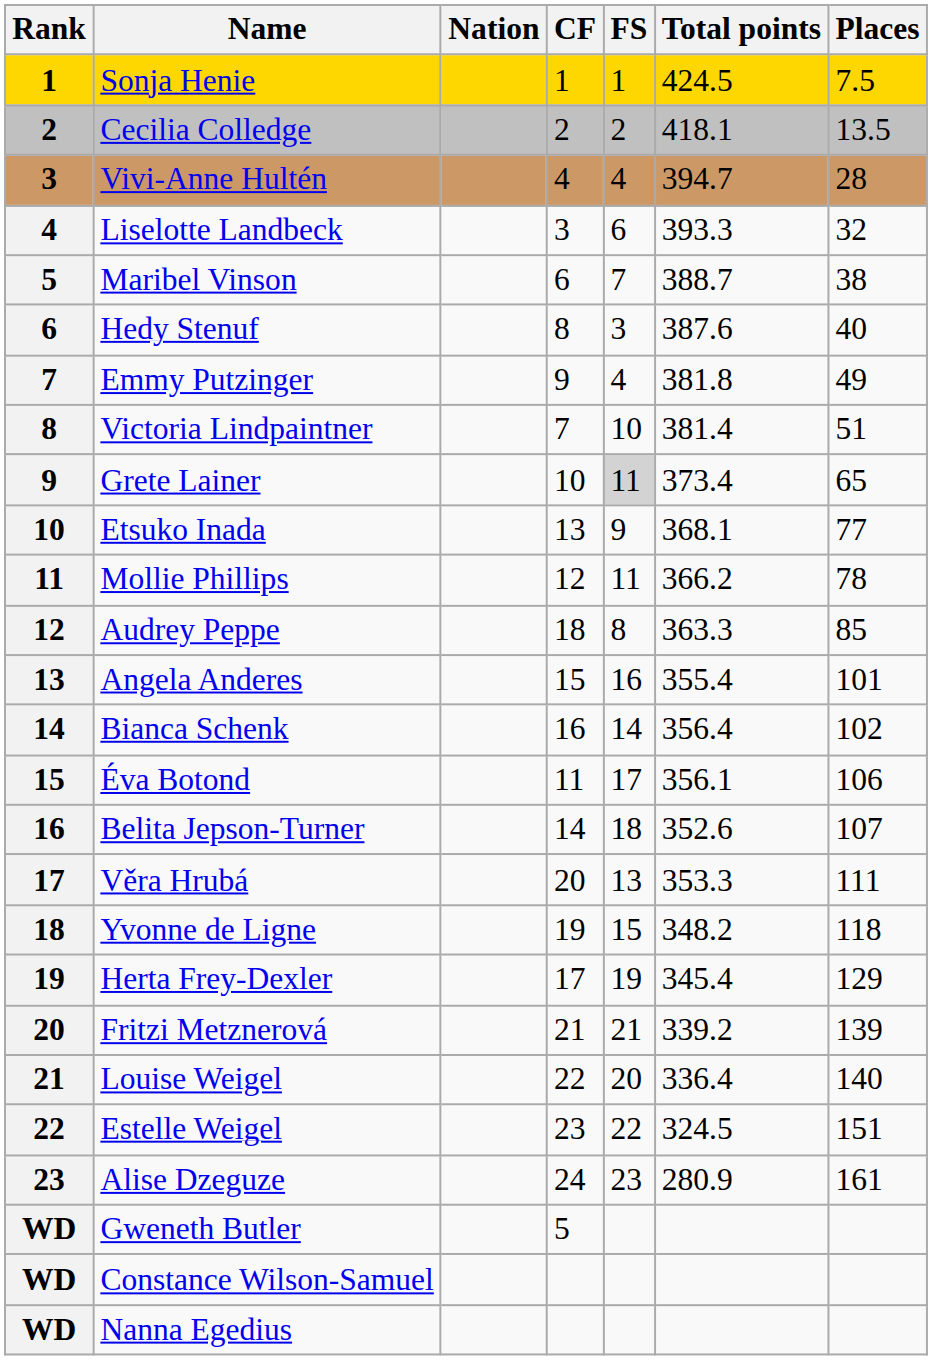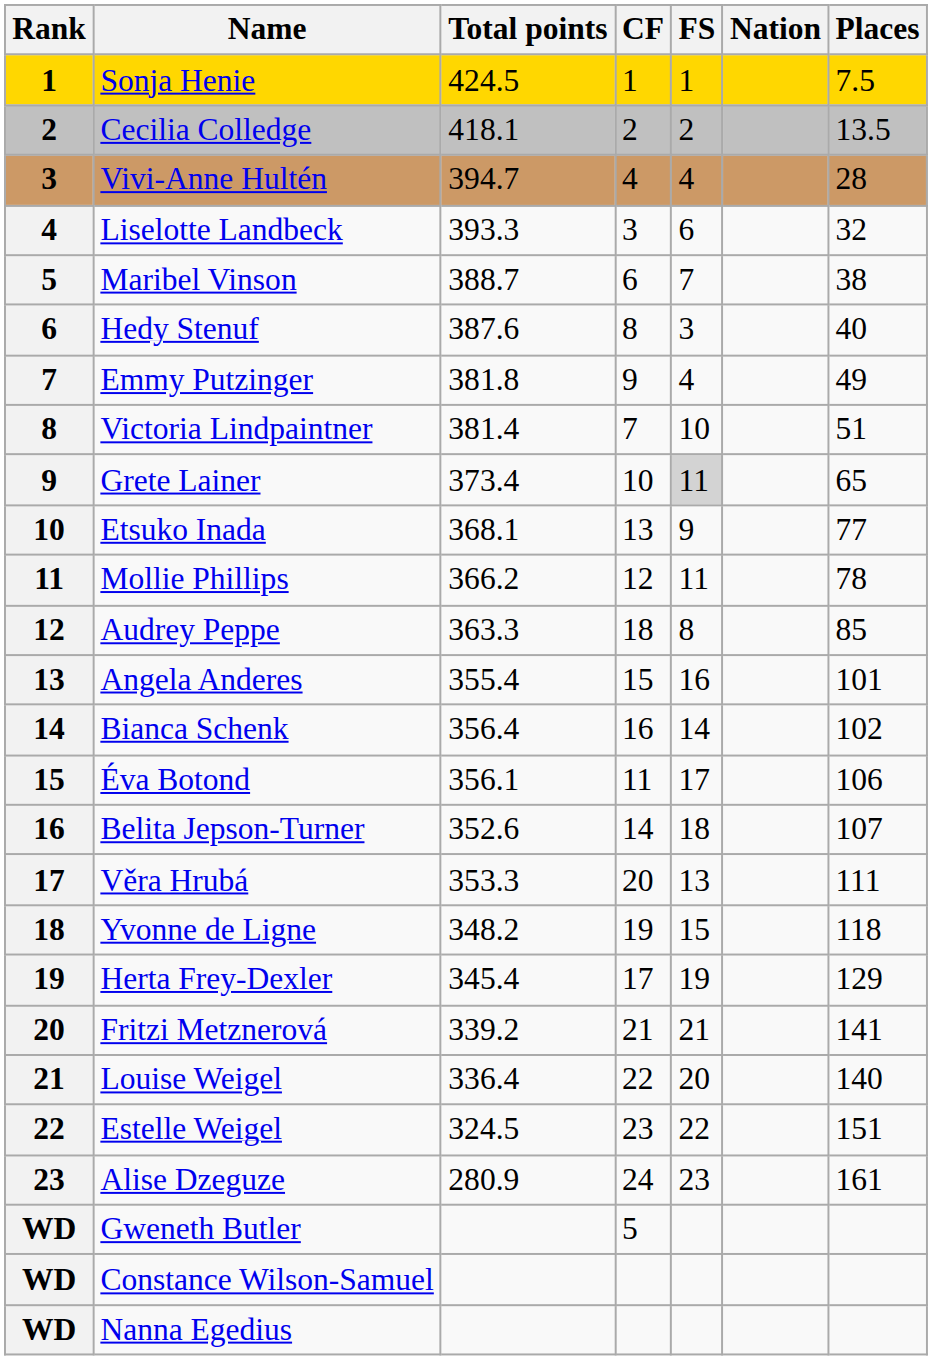columns swapped: (494, 29) <-> (741, 29)
(859, 1029) 139 -> (859, 1029) 141
